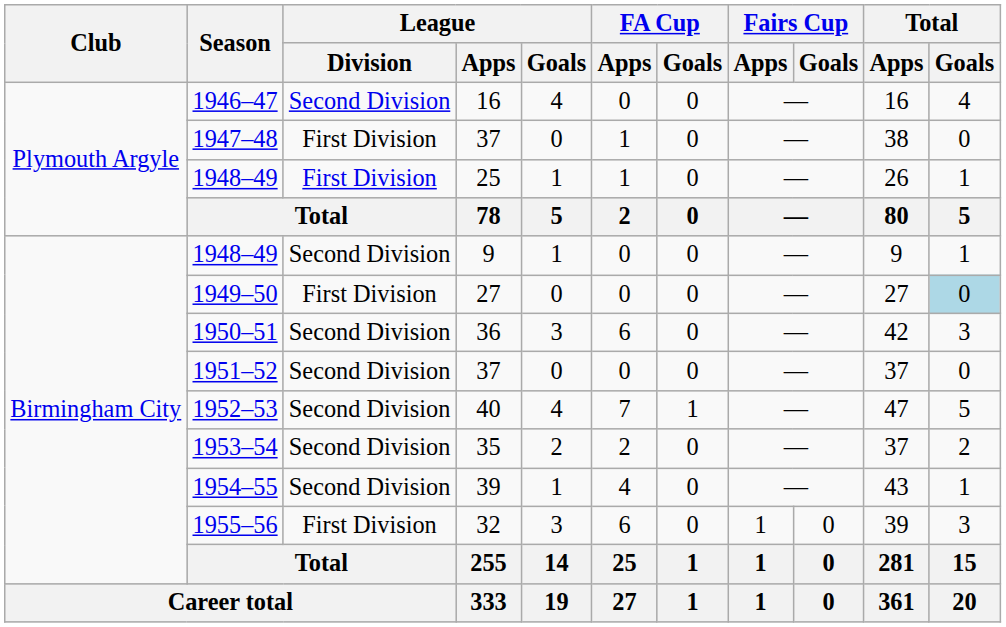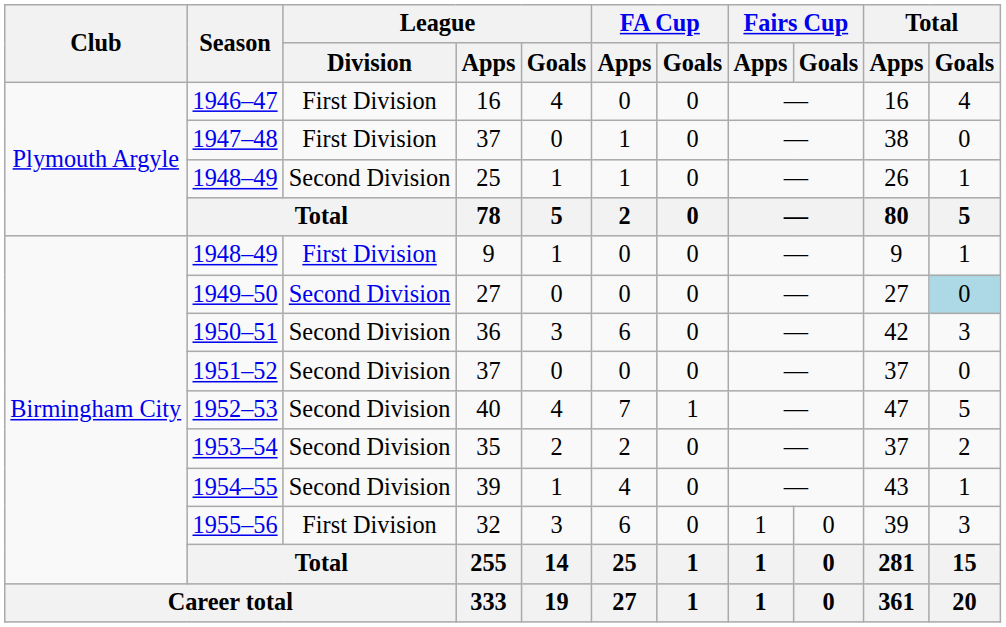(370, 100) Second Division -> (370, 100) First Division
(370, 178) First Division -> (370, 178) Second Division
(370, 255) Second Division -> (370, 255) First Division
(370, 293) First Division -> (370, 293) Second Division
